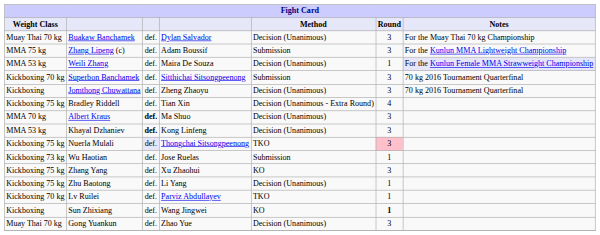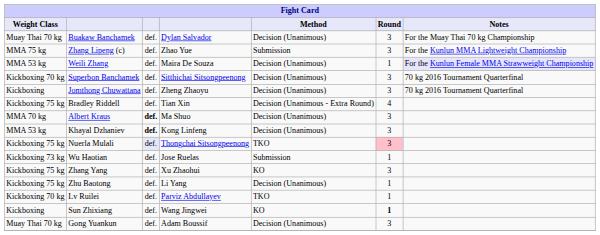(184, 50) Adam Boussif -> (176, 50) Zhao Yue
(272, 77) Submission -> (290, 77) Decision (Unanimous)
(176, 223) Zhao Yue -> (184, 223) Adam Boussif
